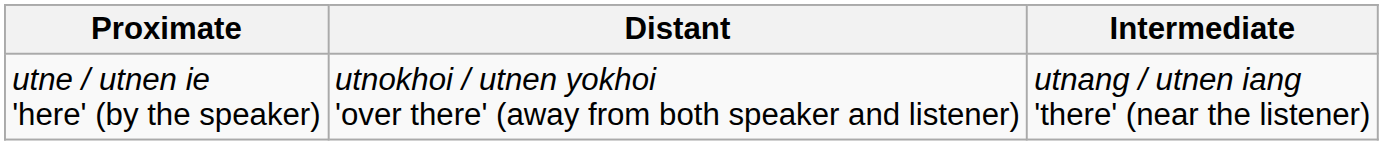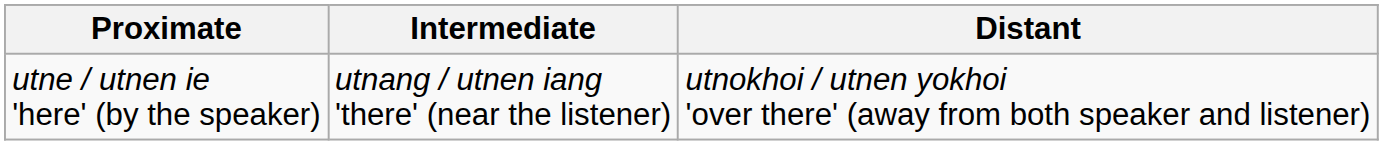columns swapped: (1202, 29) <-> (677, 29)
